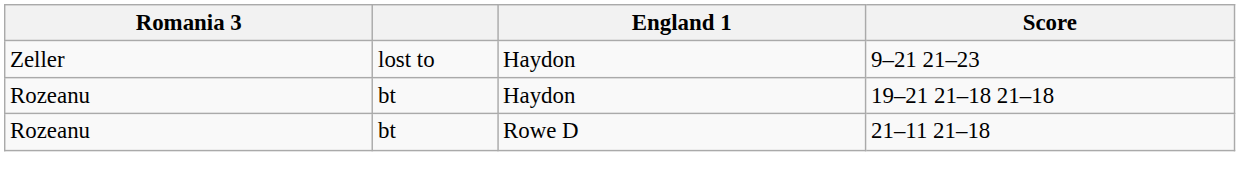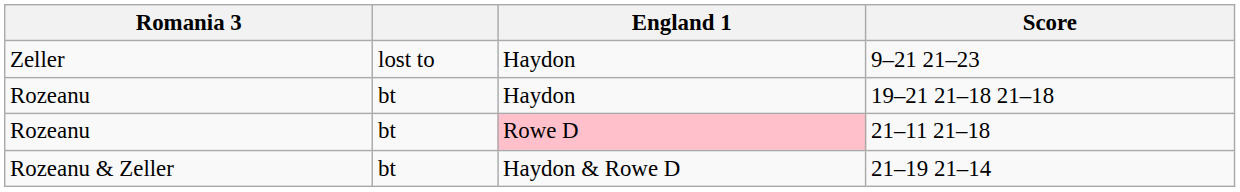(541, 131) no background -> (541, 131) pink background
+ row: (931, 167)
